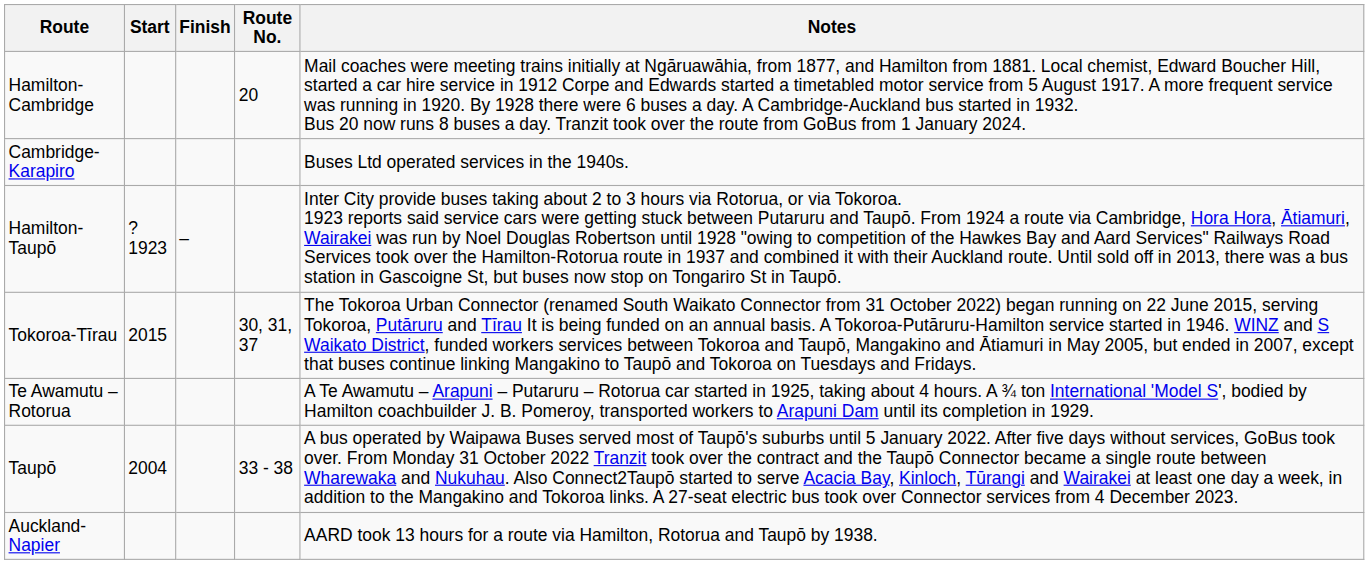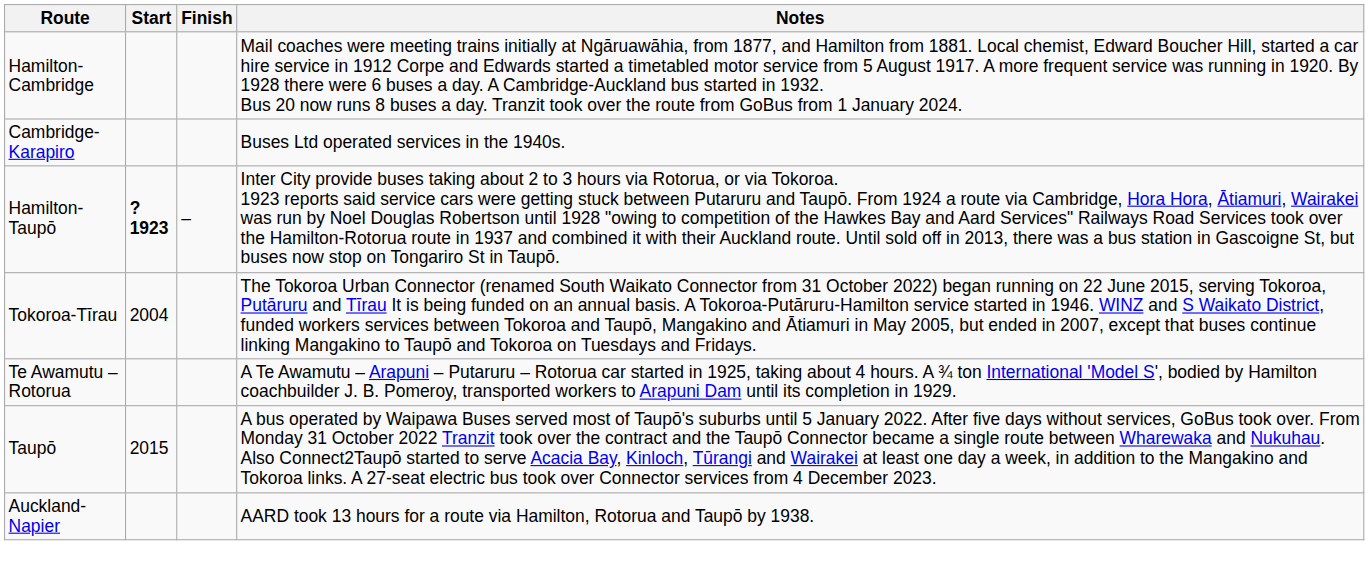- column: (267, 28)
(148, 238) normal -> (149, 219) bold
(148, 334) 2015 -> (149, 315) 2004
(148, 468) 2004 -> (149, 449) 2015
